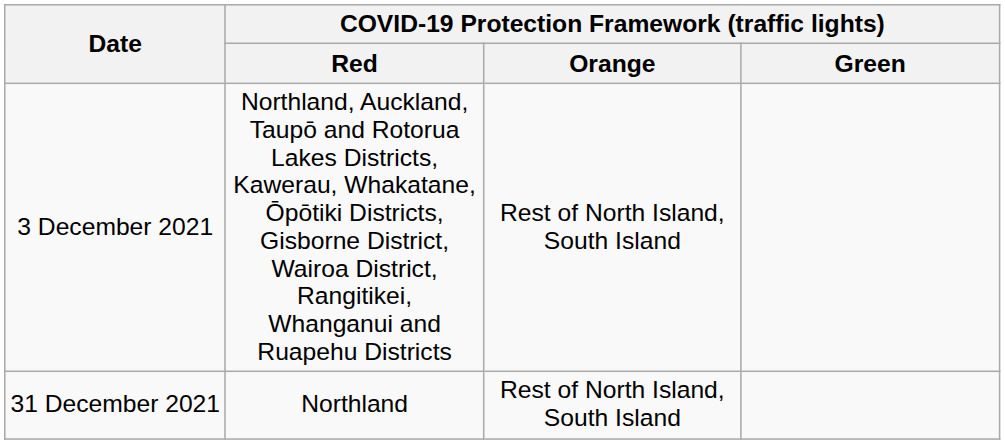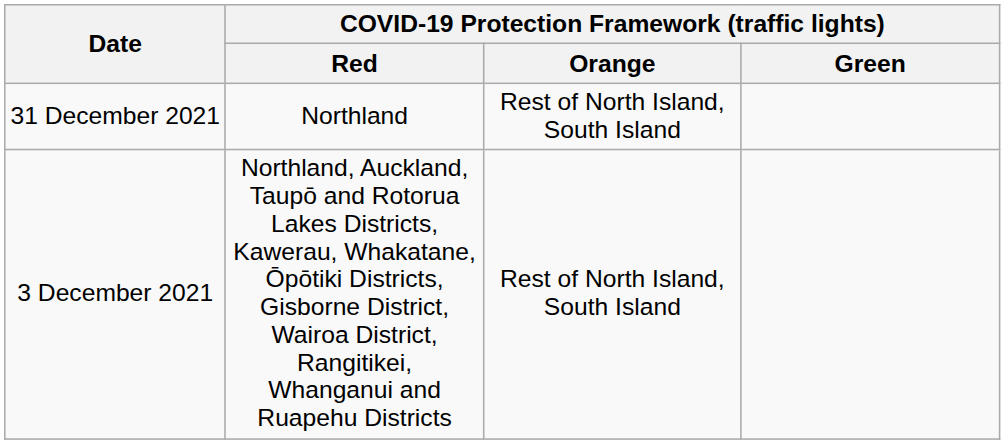rows swapped: (115, 226) <-> (115, 404)
